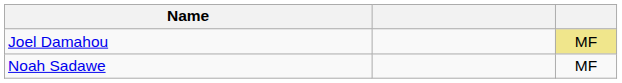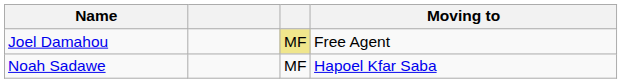+ column: (464, 16)
